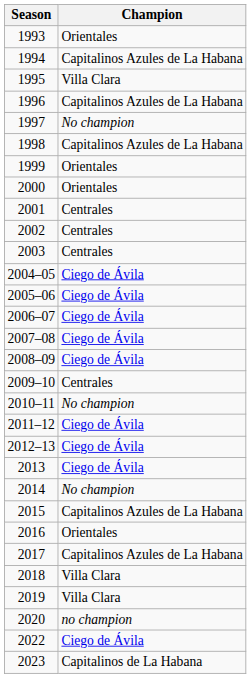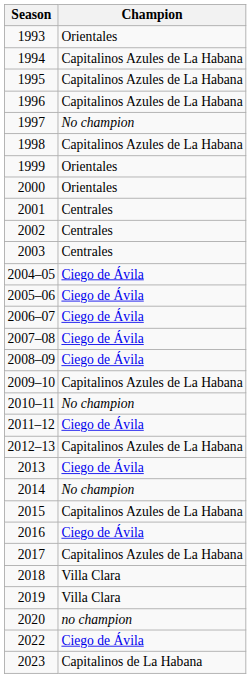(91, 79) Villa Clara -> (152, 79) Capitalinos Azules de La Habana
(87, 381) Centrales -> (152, 381) Capitalinos Azules de La Habana
(103, 446) Ciego de Ávila -> (152, 446) Capitalinos Azules de La Habana
(89, 532) Orientales -> (103, 532) Ciego de Ávila
